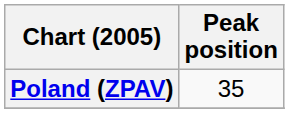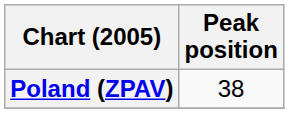(231, 88) 35 -> (231, 88) 38
